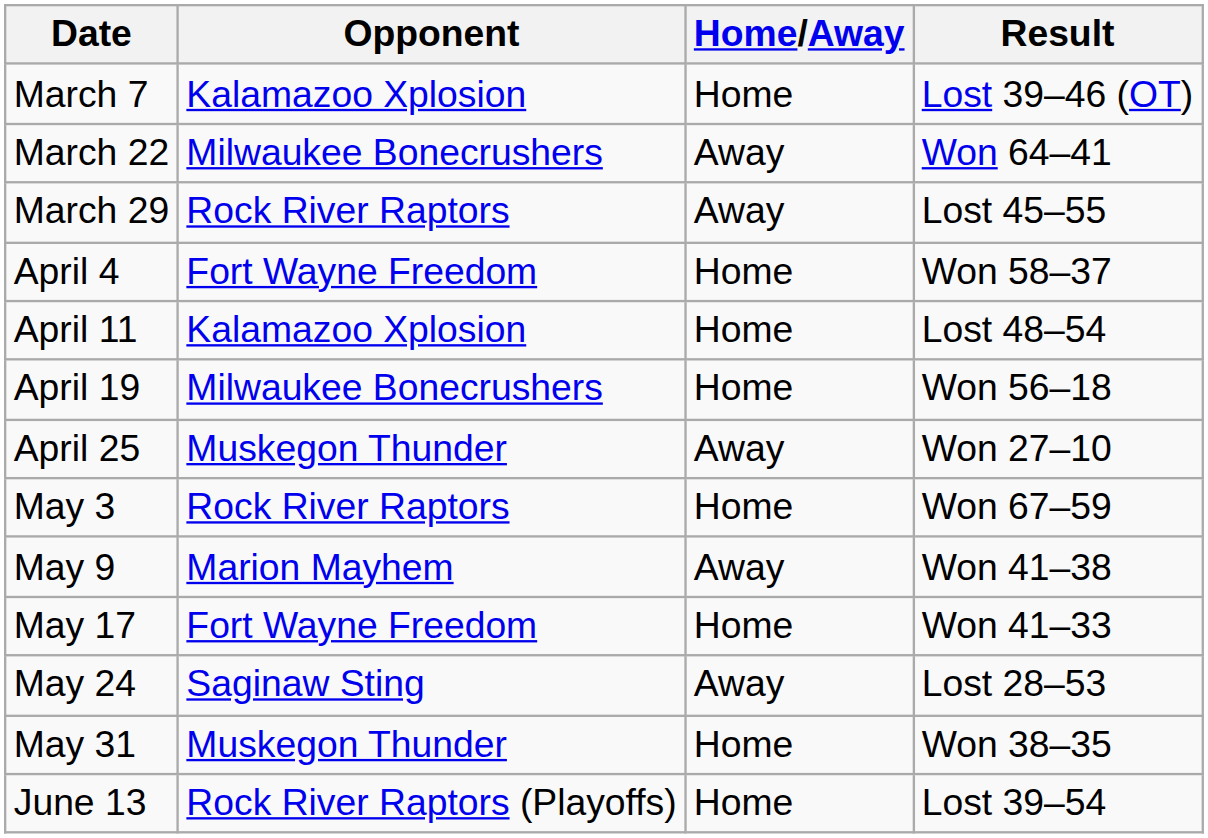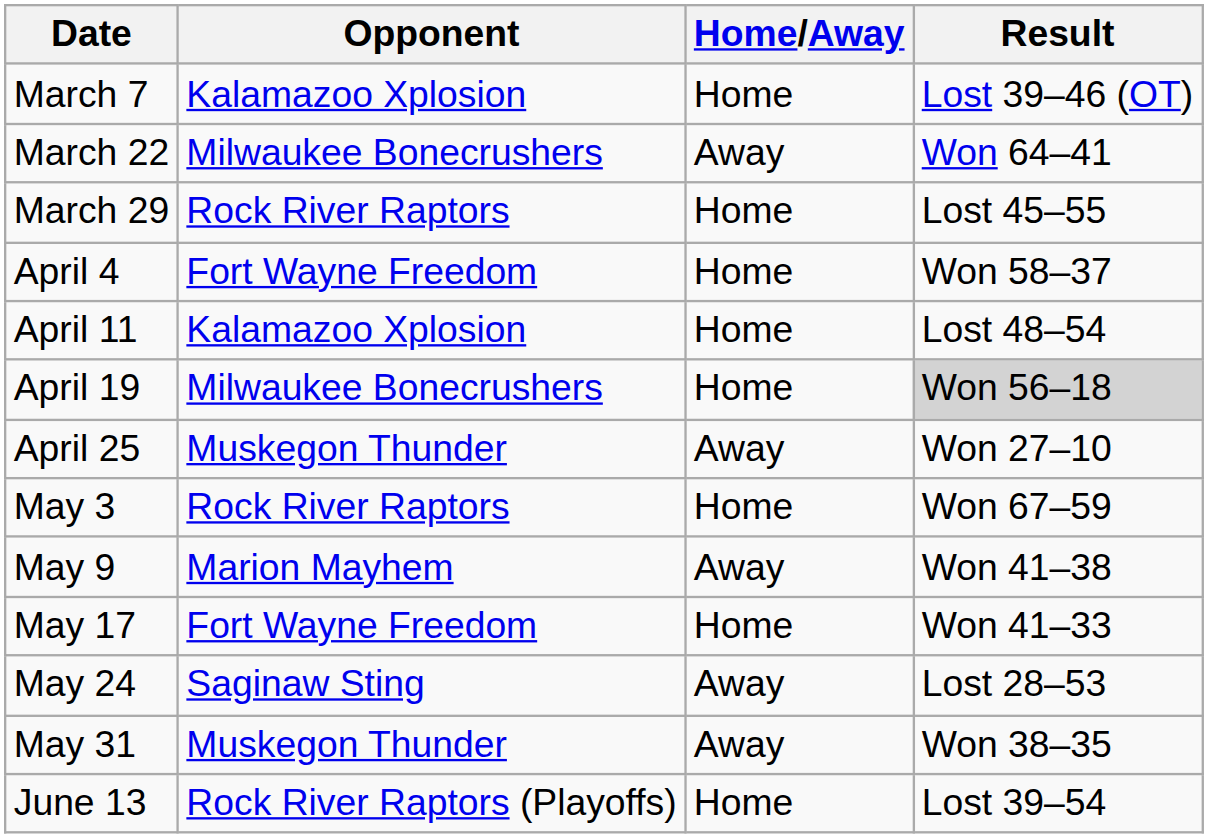(739, 211) Away -> (744, 211) Home
(1017, 388) no background -> (1017, 388) lightgrey background
(744, 743) Home -> (739, 743) Away
